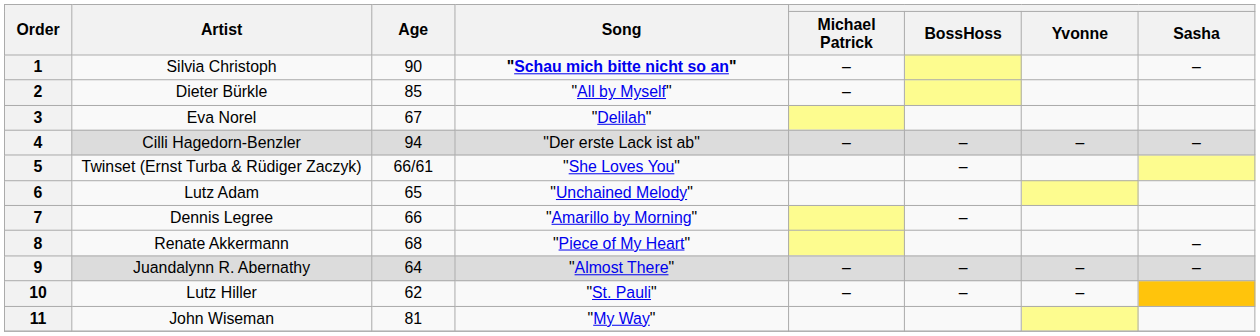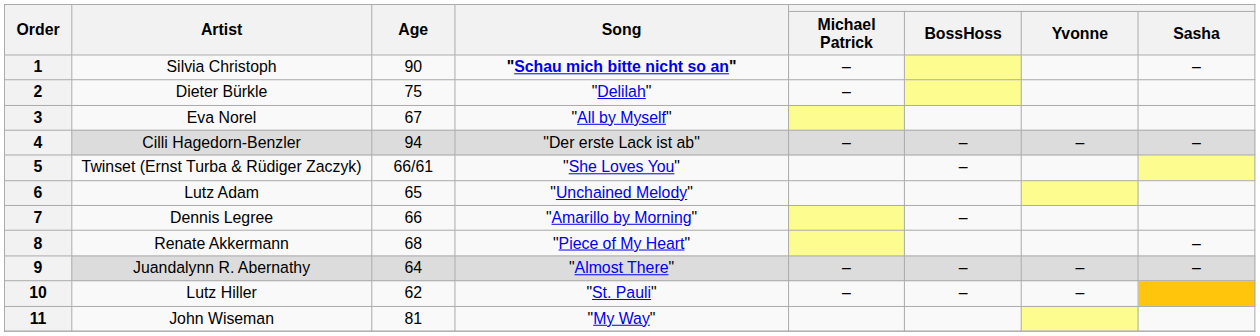(413, 92) 85 -> (413, 92) 75
(622, 92) "All by Myself" -> (622, 92) "Delilah"
(622, 117) "Delilah" -> (622, 117) "All by Myself"
